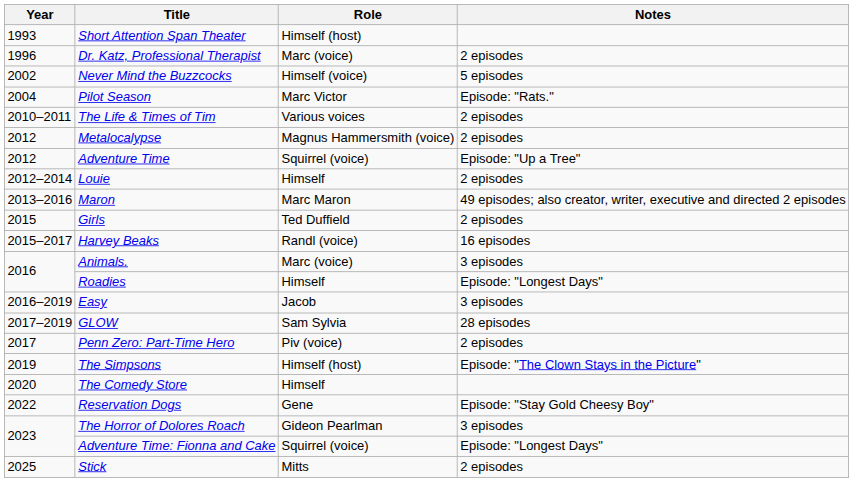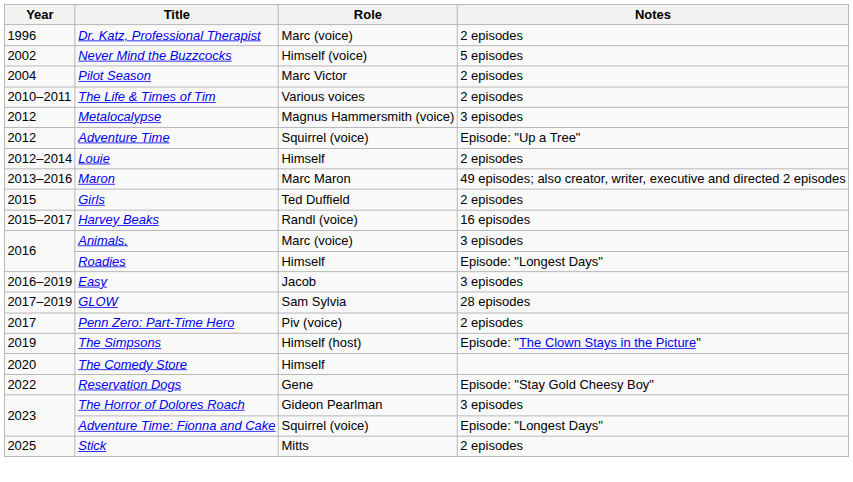- row: (162, 35)
(507, 96) Episode: "Rats." -> (492, 76) 2 episodes
(492, 138) 2 episodes -> (492, 117) 3 episodes
